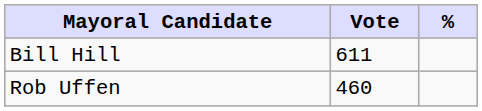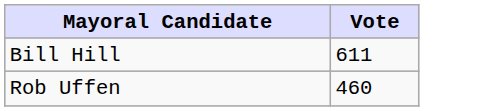- column: (448, 22)
